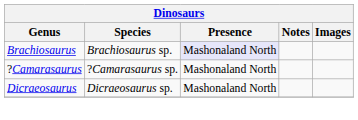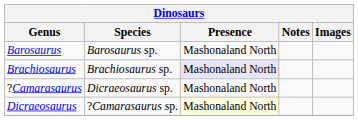+ row: (34, 50)
(133, 69) ?Camarasaurus sp. -> (130, 87) Dicraeosaurus sp.
(130, 87) Dicraeosaurus sp. -> (133, 106) ?Camarasaurus sp.
(230, 87) no background -> (230, 106) lightyellow background
